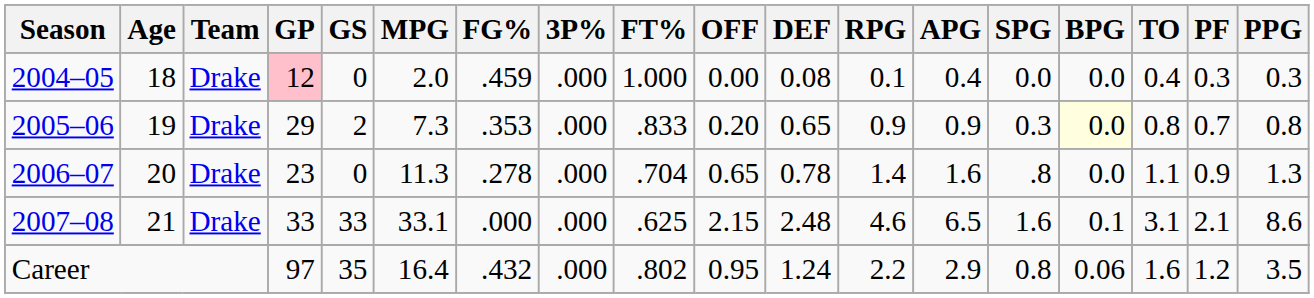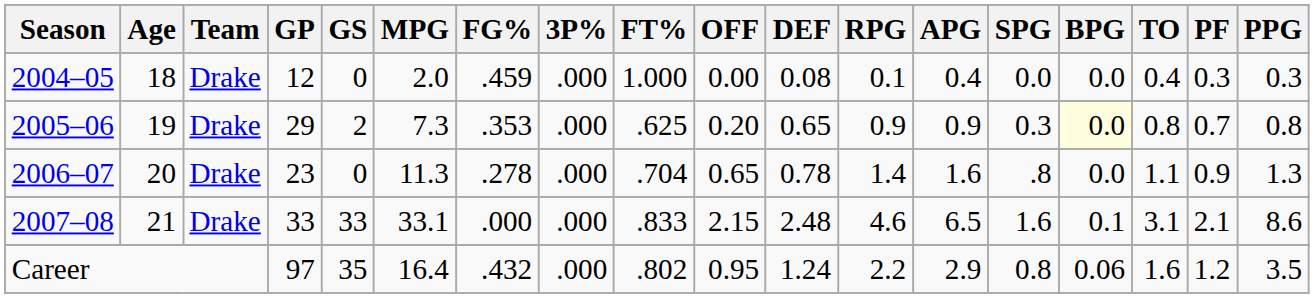(300, 76) pink background -> (300, 76) no background
(662, 124) .833 -> (662, 124) .625
(662, 221) .625 -> (662, 221) .833
